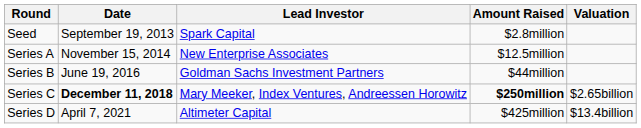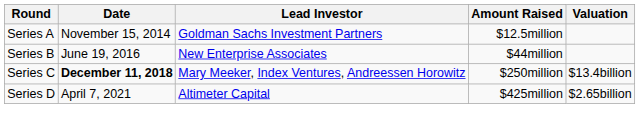- row: (22, 34)
(254, 53) New Enterprise Associates -> (280, 34) Goldman Sachs Investment Partners
(282, 73) Goldman Sachs Investment Partners -> (253, 53) New Enterprise Associates
(530, 93) bold -> (531, 73) normal
(602, 93) $2.65billion -> (600, 73) $13.4billion
(602, 113) $13.4billion -> (600, 93) $2.65billion
